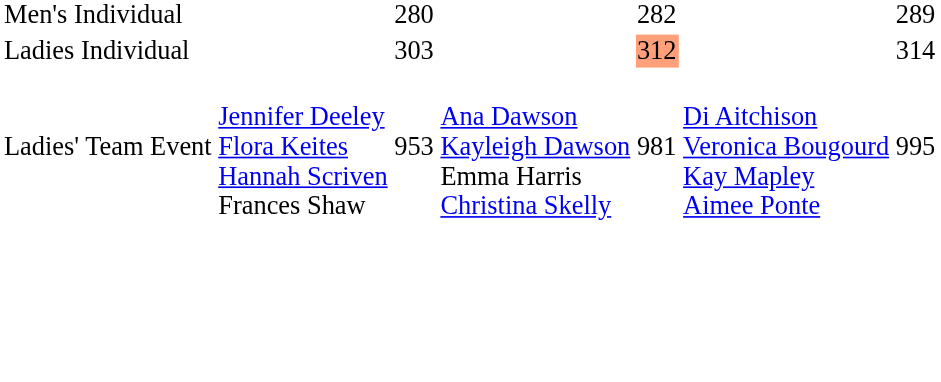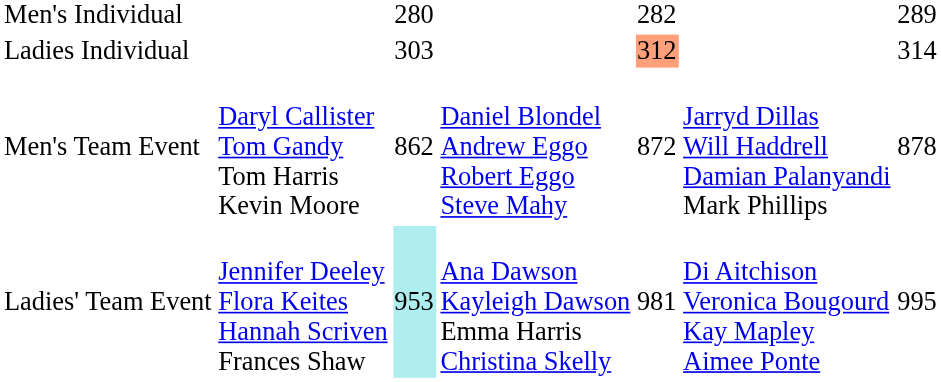+ row: (102, 146)
(414, 146) no background -> (414, 301) paleturquoise background
